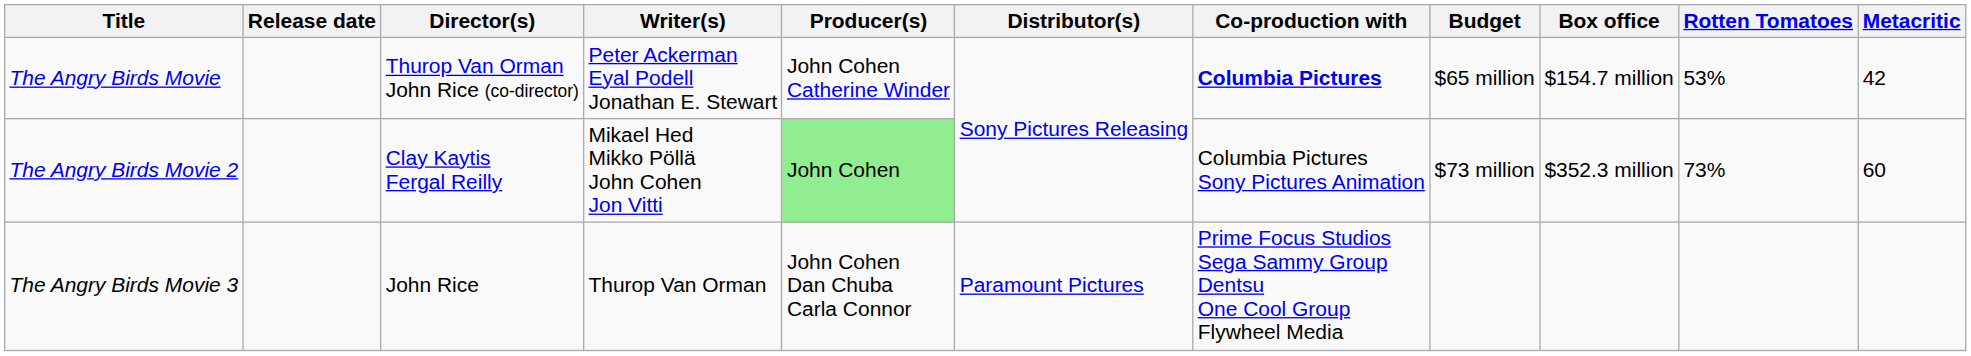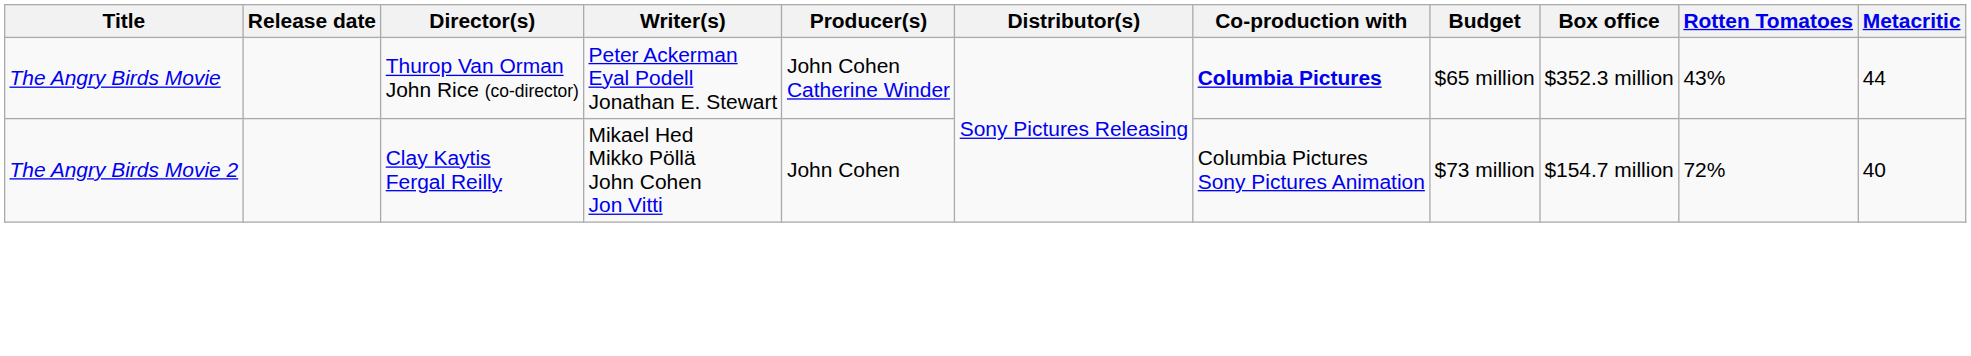(1609, 77) $154.7 million -> (1609, 77) $352.3 million
(1704, 77) 53% -> (1704, 77) 43%
(1874, 77) 42 -> (1874, 77) 44
(843, 170) lightgreen background -> (843, 170) no background
(1609, 170) $352.3 million -> (1609, 170) $154.7 million
(1704, 170) 73% -> (1704, 170) 72%
(1874, 170) 60 -> (1874, 170) 40
- row: (124, 285)
